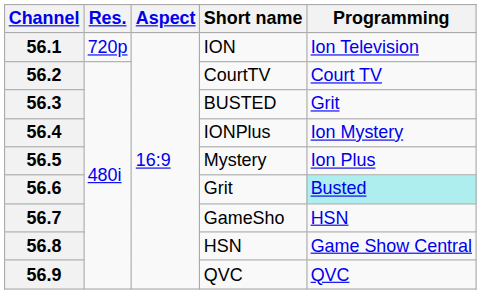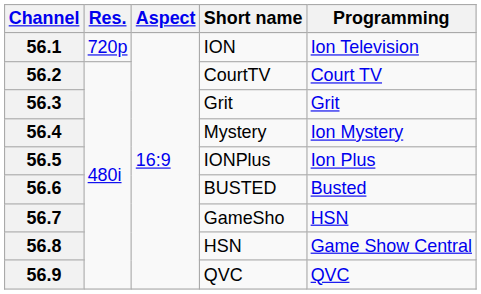(240, 103) BUSTED -> (218, 103) Grit
(237, 132) IONPlus -> (235, 132) Mystery
(235, 160) Mystery -> (237, 160) IONPlus
(218, 189) Grit -> (240, 189) BUSTED
(339, 189) paleturquoise background -> (339, 189) no background
